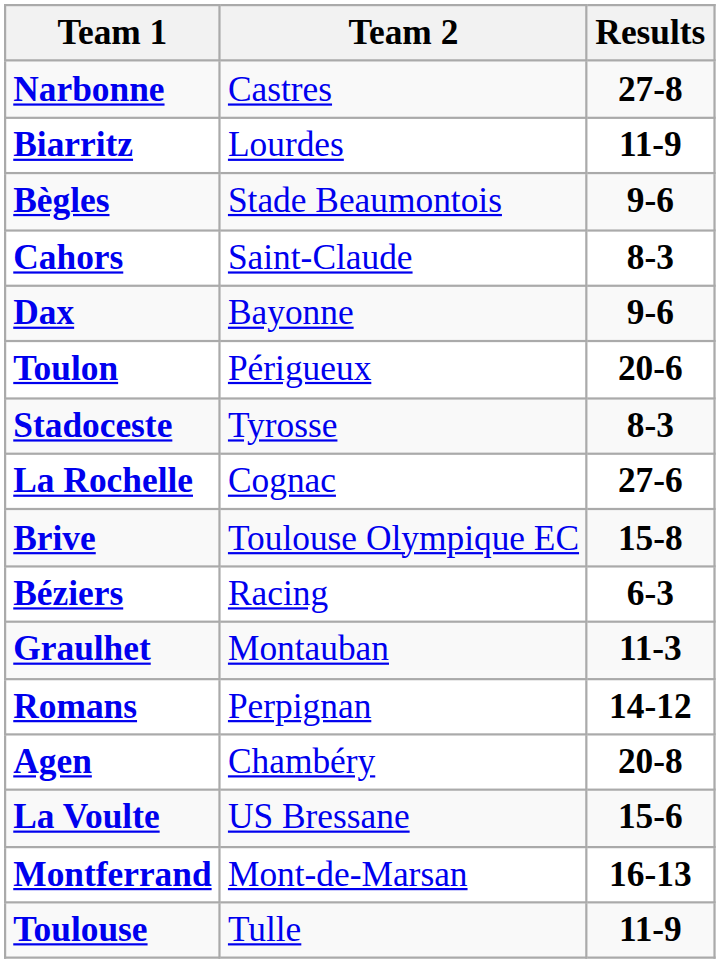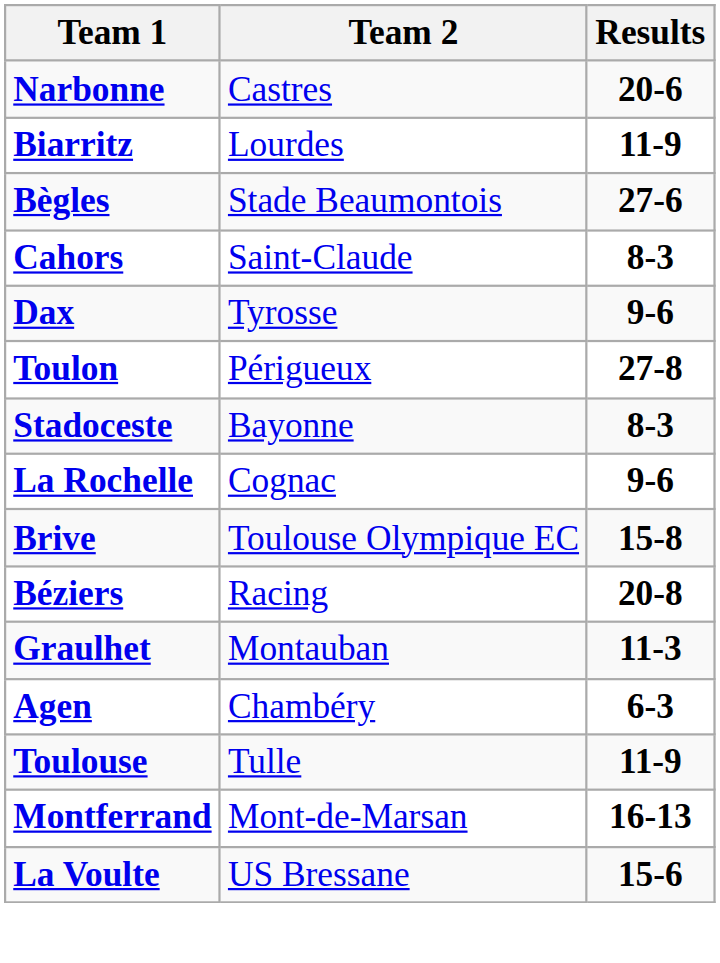(650, 88) 27-8 -> (650, 88) 20-6
(650, 200) 9-6 -> (650, 200) 27-6
(291, 312) Bayonne -> (283, 312) Tyrosse
(650, 369) 20-6 -> (650, 369) 27-8
(283, 425) Tyrosse -> (291, 425) Bayonne
(650, 481) 27-6 -> (650, 481) 9-6
(650, 593) 6-3 -> (650, 593) 20-8
- row: (75, 705)
(650, 761) 20-8 -> (650, 705) 6-3
rows swapped: (80, 929) <-> (86, 817)
